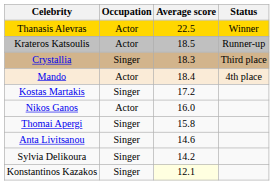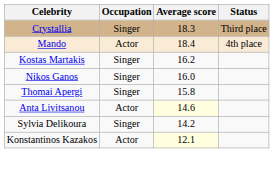- row: (52, 28)
- row: (52, 44)
(186, 92) 17.2 -> (186, 60) 16.2
(127, 108) Actor -> (127, 76) Singer
(127, 140) Singer -> (127, 108) Actor
(186, 140) no background -> (186, 108) lightyellow background
(127, 172) Singer -> (127, 140) Actor
